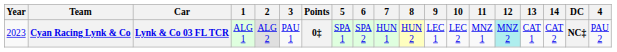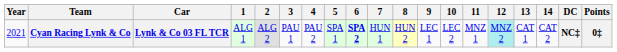columns swapped: (600, 11) <-> (317, 11)
(16, 33) 2023 -> (16, 33) 2021
(363, 33) normal -> (357, 33) bold
